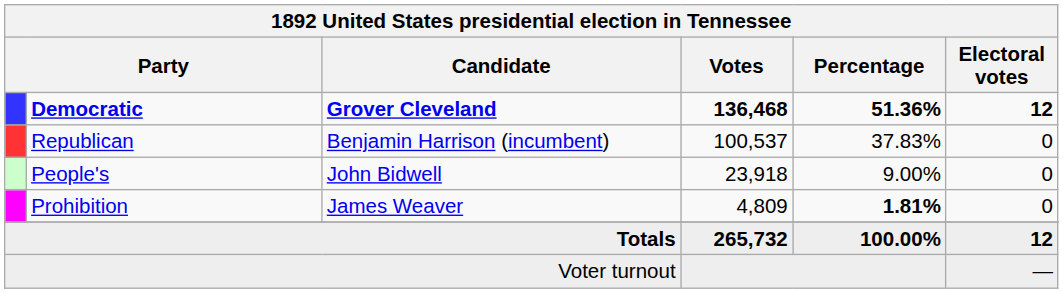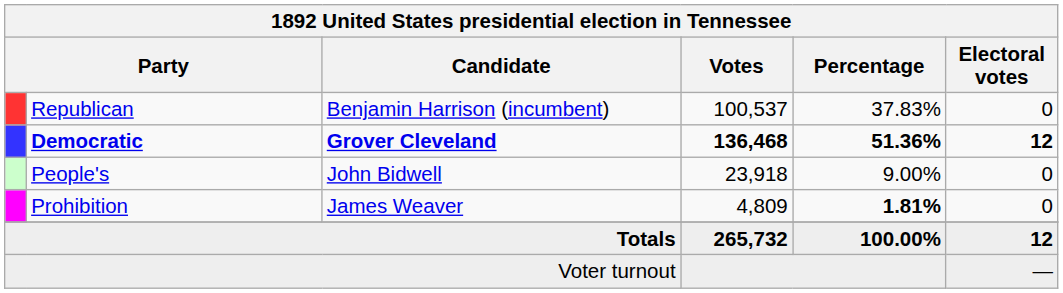rows swapped: (87, 109) <-> (82, 142)
